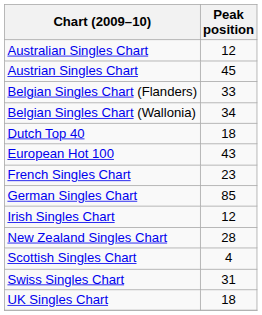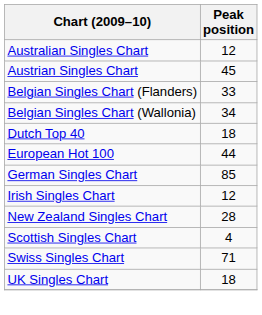(229, 154) 43 -> (229, 154) 44
- row: (69, 175)
(229, 279) 31 -> (229, 258) 71
